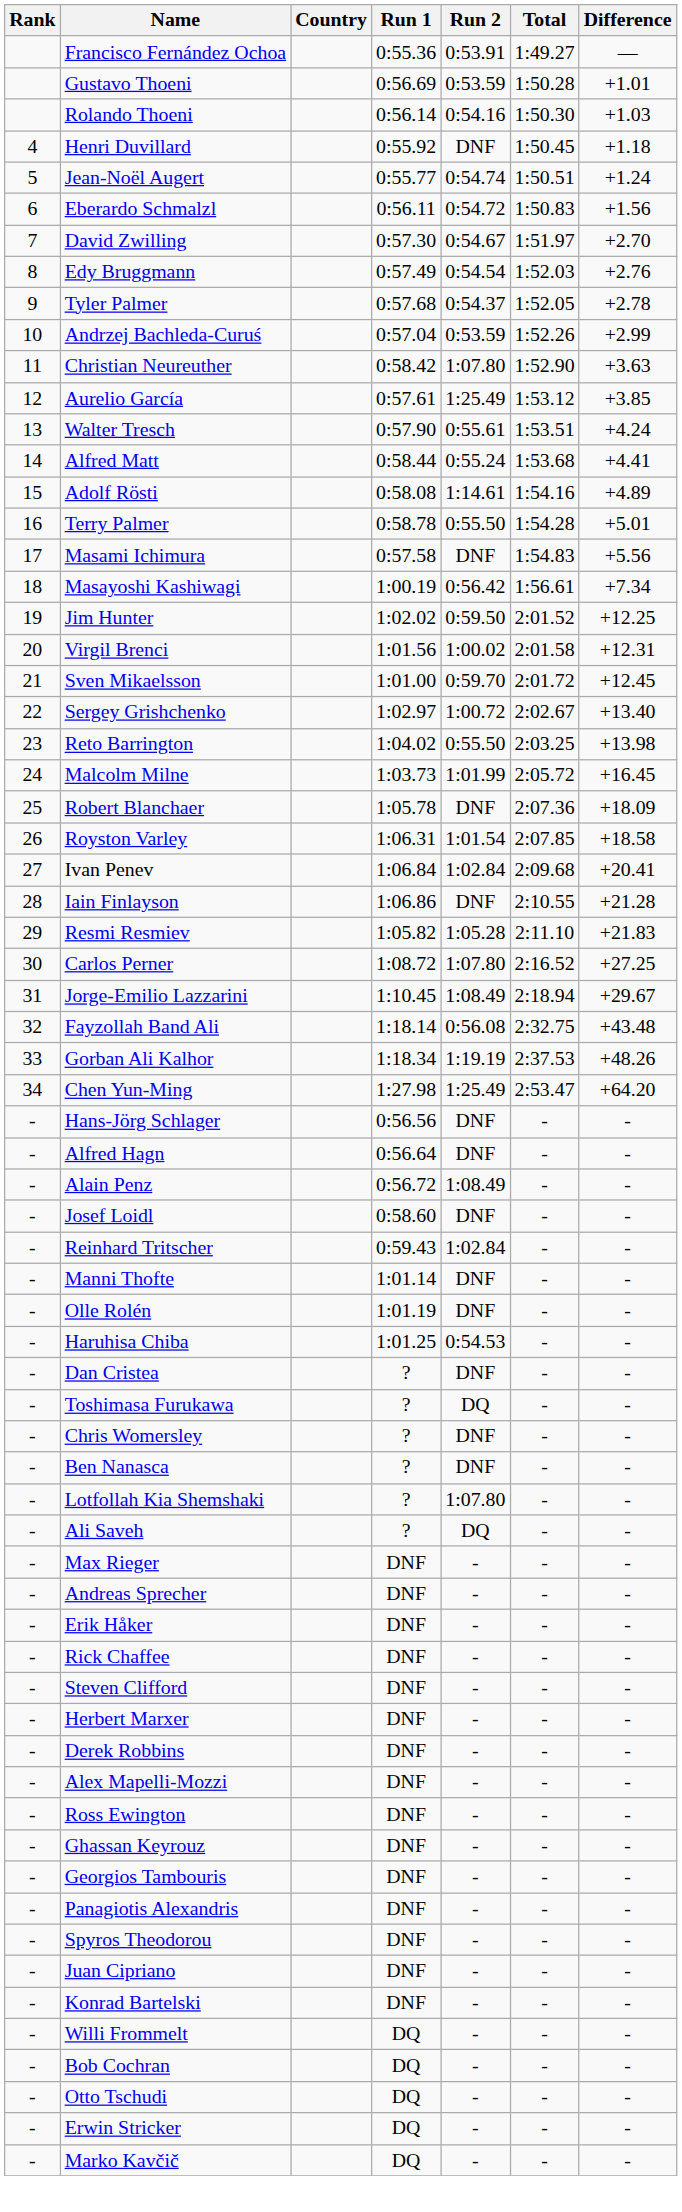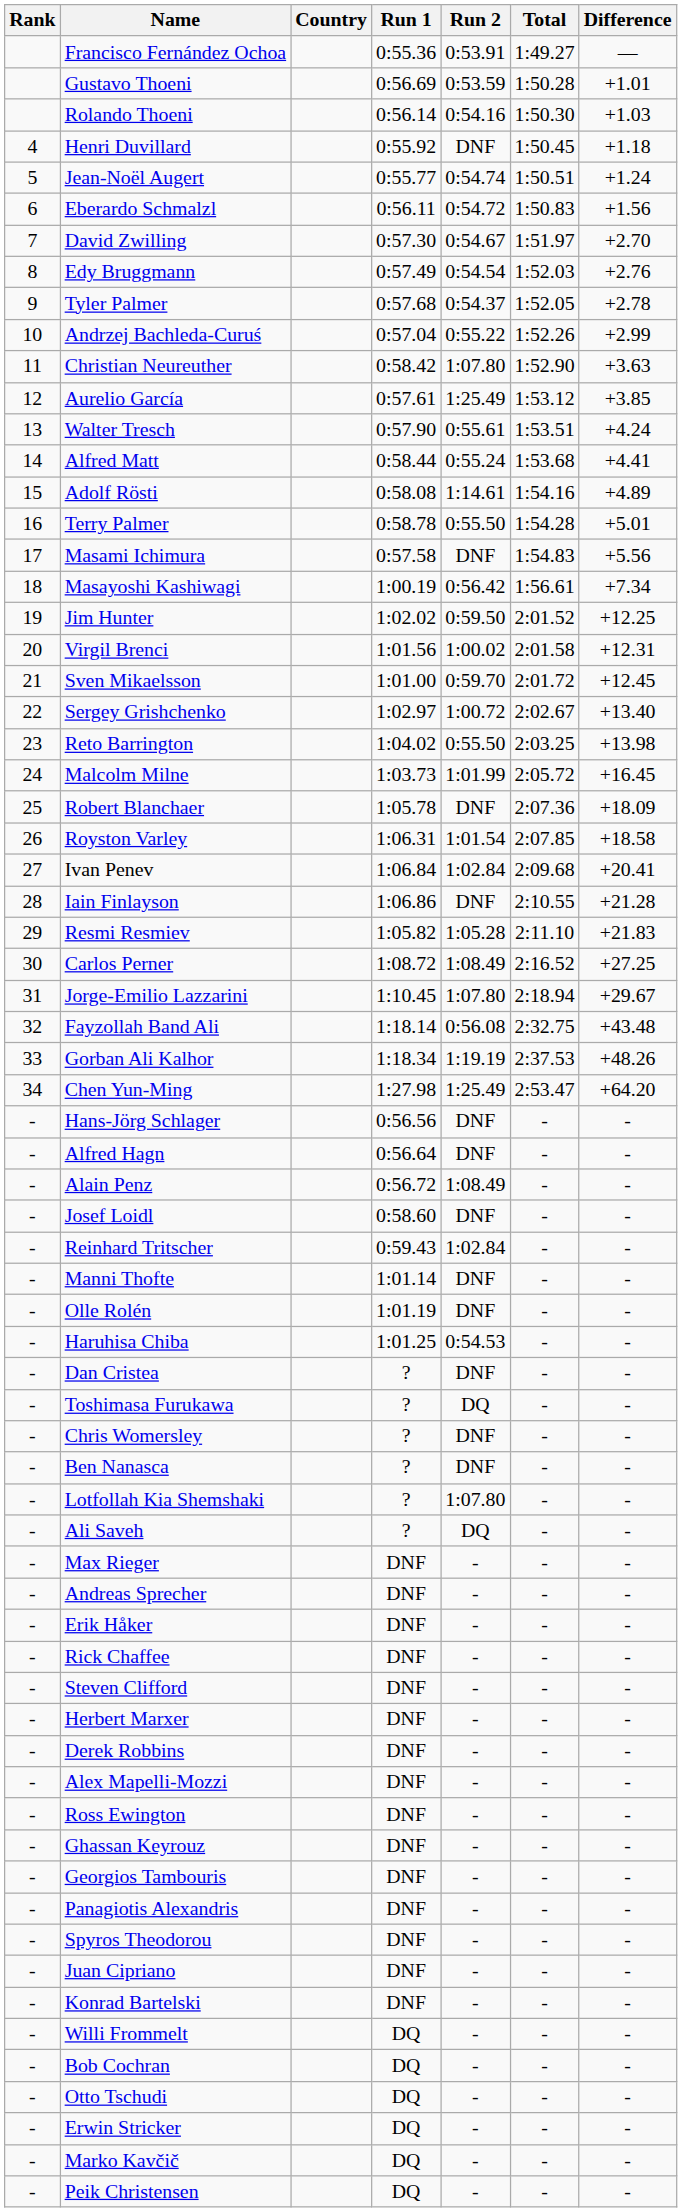(475, 334) 0:53.59 -> (475, 334) 0:55.22
(475, 964) 1:07.80 -> (475, 964) 1:08.49
(475, 995) 1:08.49 -> (475, 995) 1:07.80
+ row: (132, 2191)
